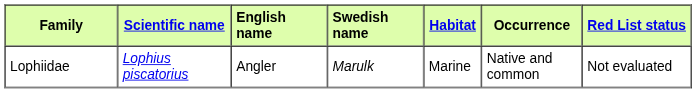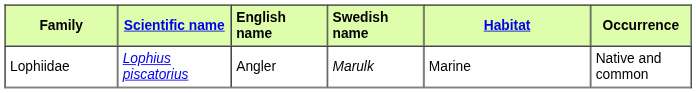- column: (637, 25)
